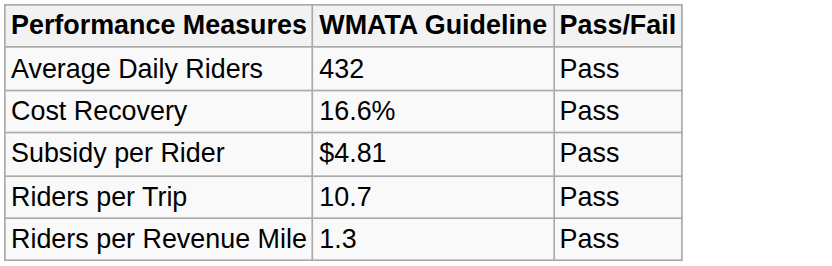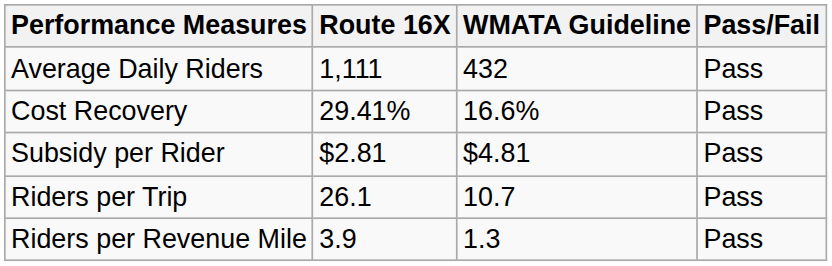+ column: (385, 25)
